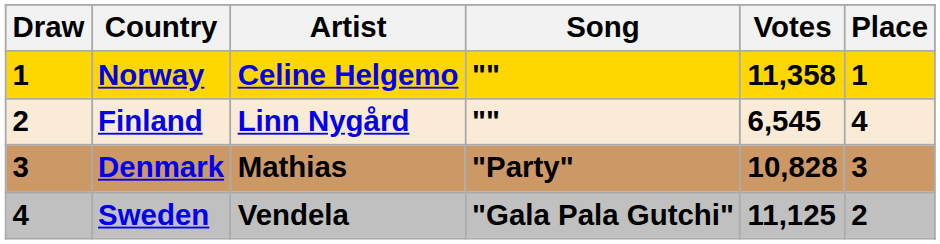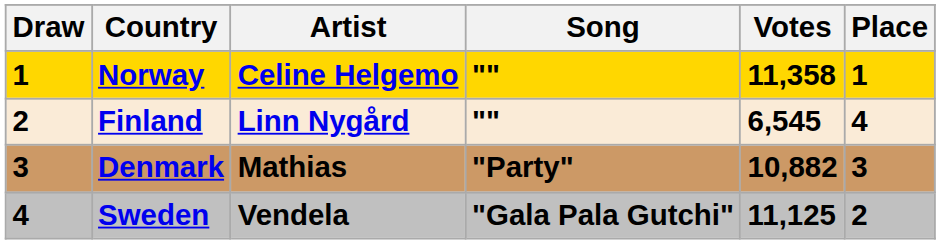(793, 167) 10,828 -> (793, 167) 10,882
